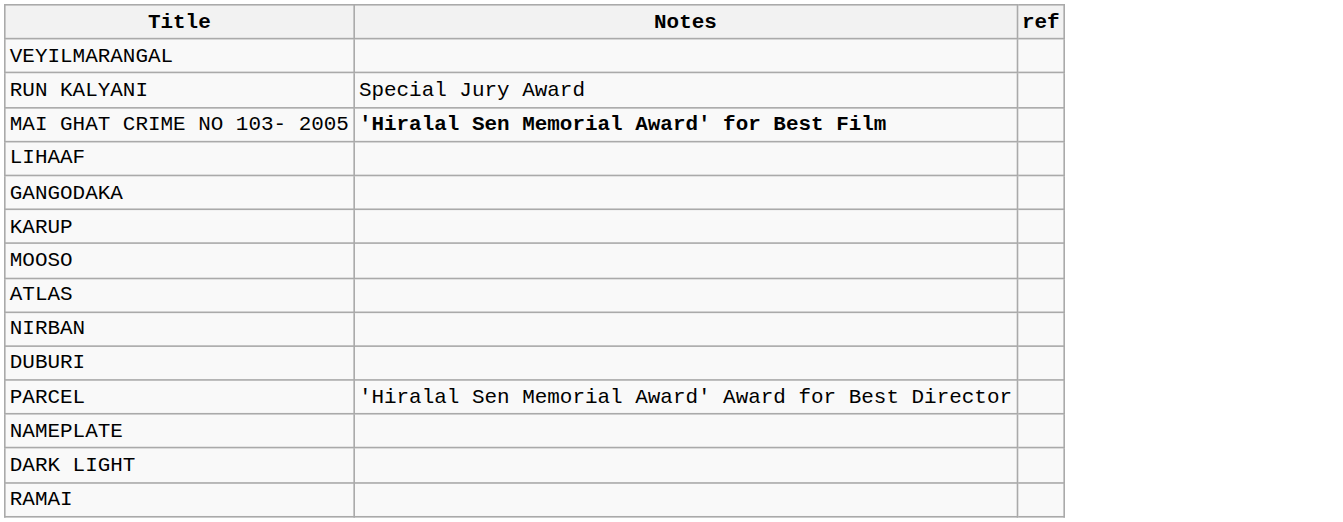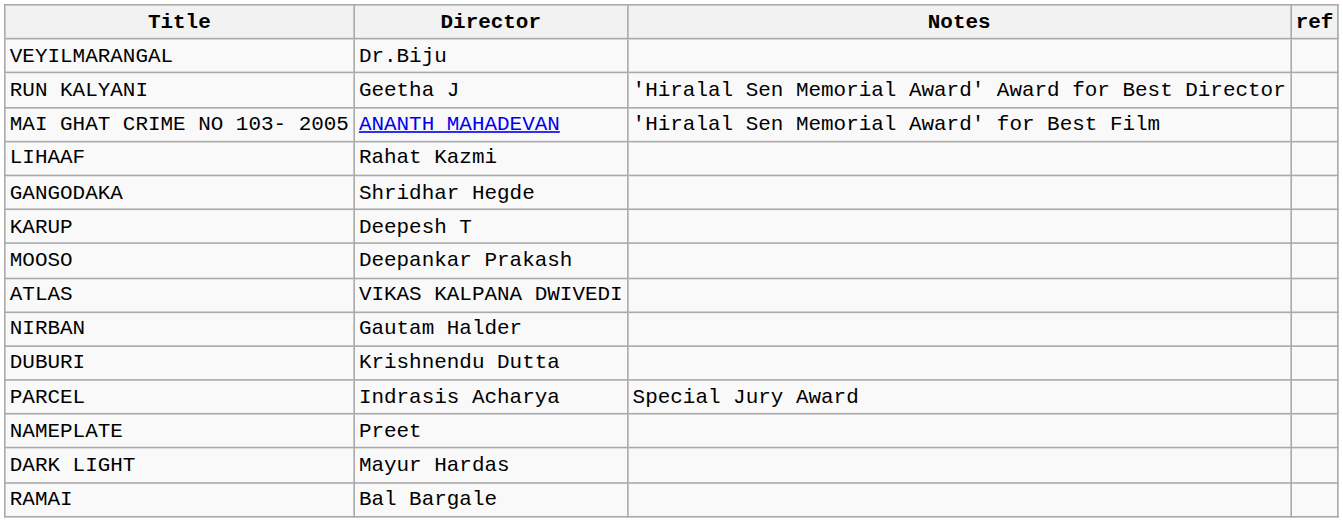+ column: (491, 22)
(472, 90) Special Jury Award -> (959, 90) 'Hiralal Sen Memorial Award' Award for Best Director
(623, 124) bold -> (896, 124) normal
(685, 397) 'Hiralal Sen Memorial Award' Award for Best Director -> (746, 397) Special Jury Award
